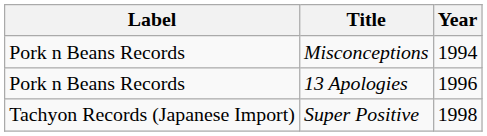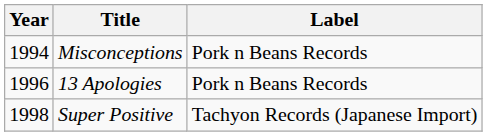columns swapped: (457, 20) <-> (152, 20)
